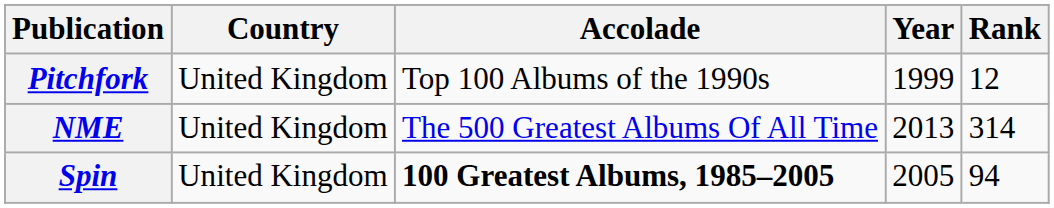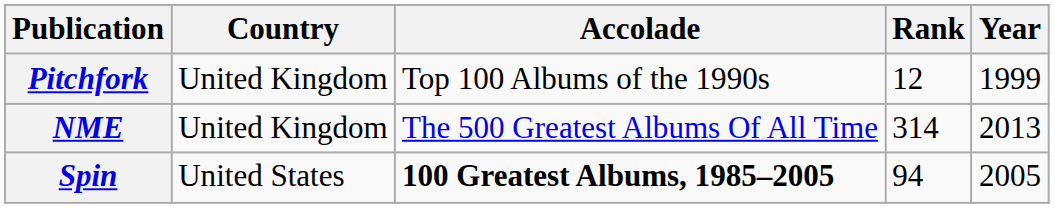columns swapped: (923, 29) <-> (1005, 29)
(283, 176) United Kingdom -> (261, 176) United States
